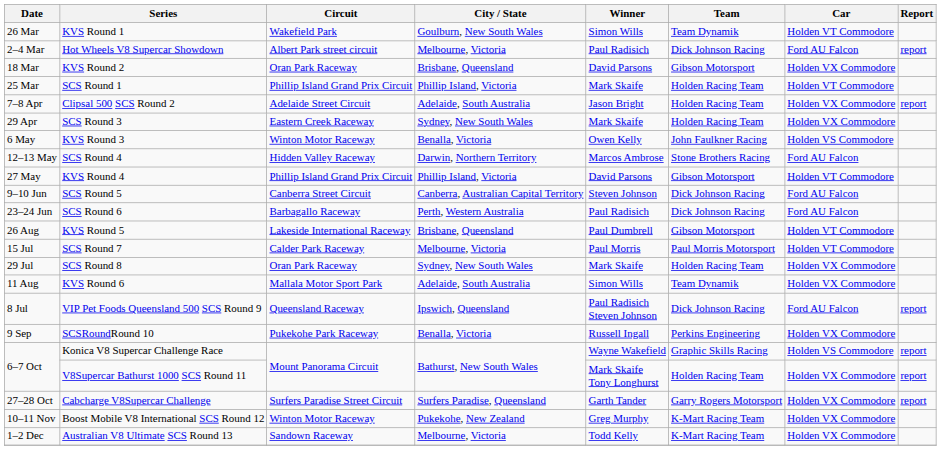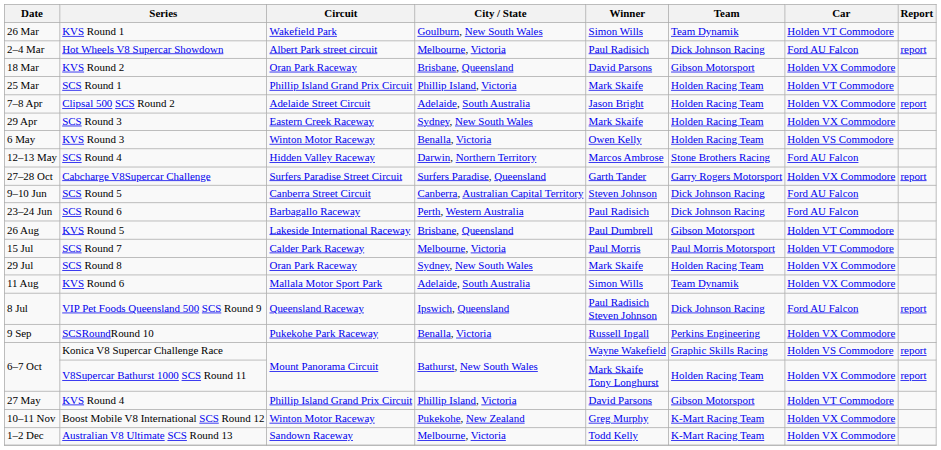(719, 140) John Faulkner Racing -> (717, 140) Holden Racing Team
rows swapped: (93, 176) <-> (136, 400)
